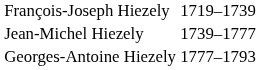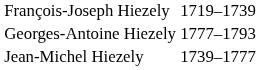rows swapped: (74, 33) <-> (90, 56)
